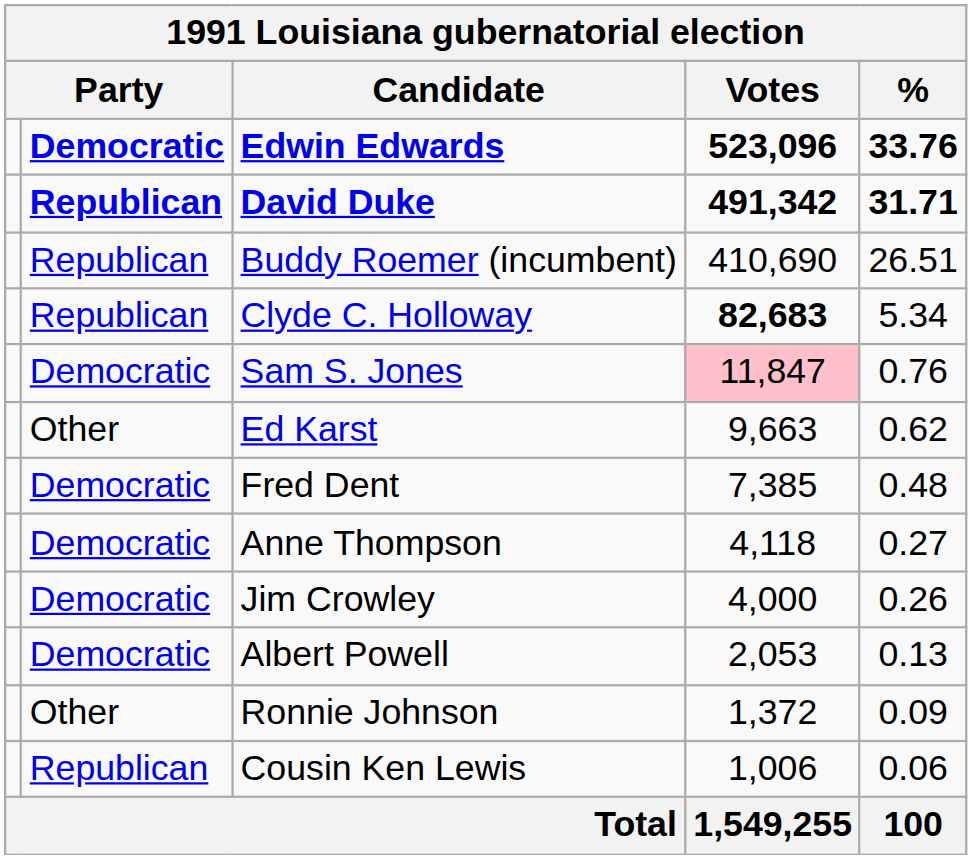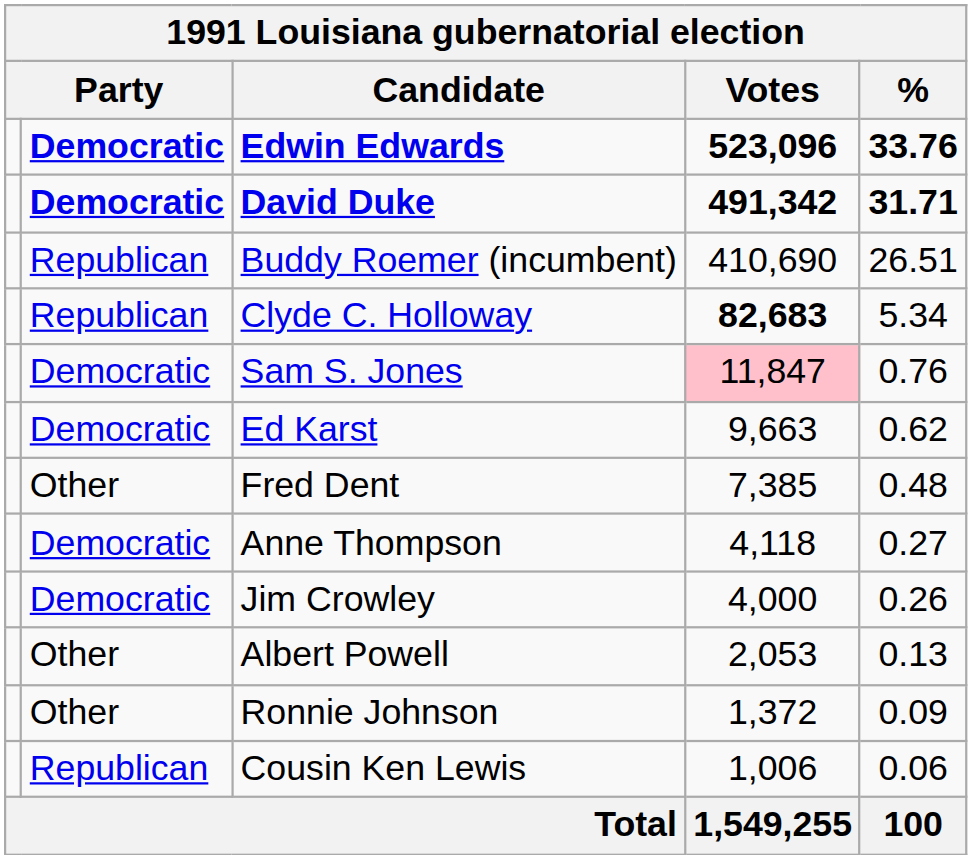(126, 202) Republican -> (127, 202) Democratic
(74, 428) Other -> (120, 428) Democratic
(120, 485) Democratic -> (74, 485) Other
(120, 655) Democratic -> (74, 655) Other
